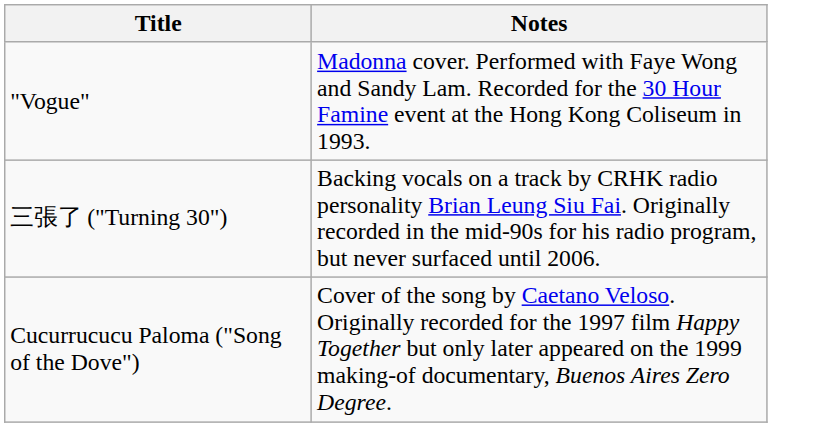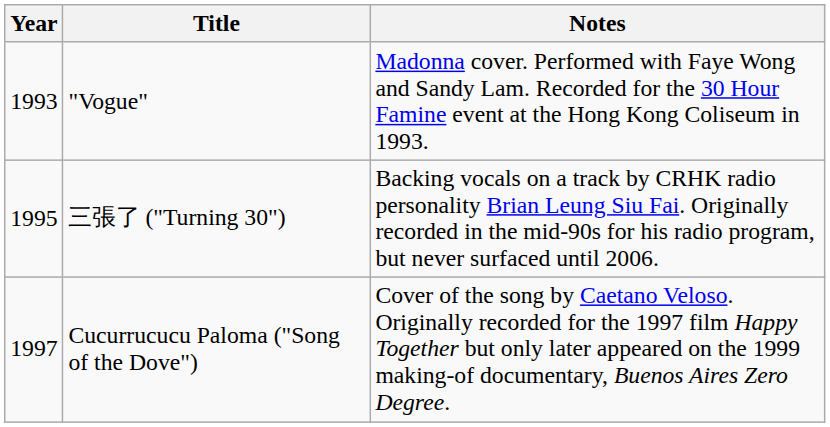+ column: (34, 23)
